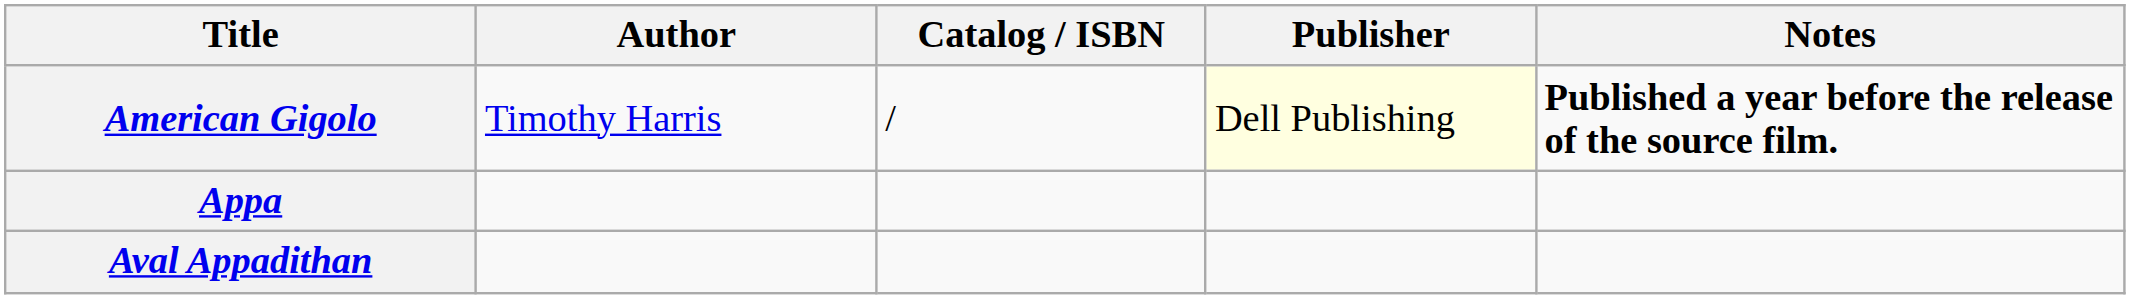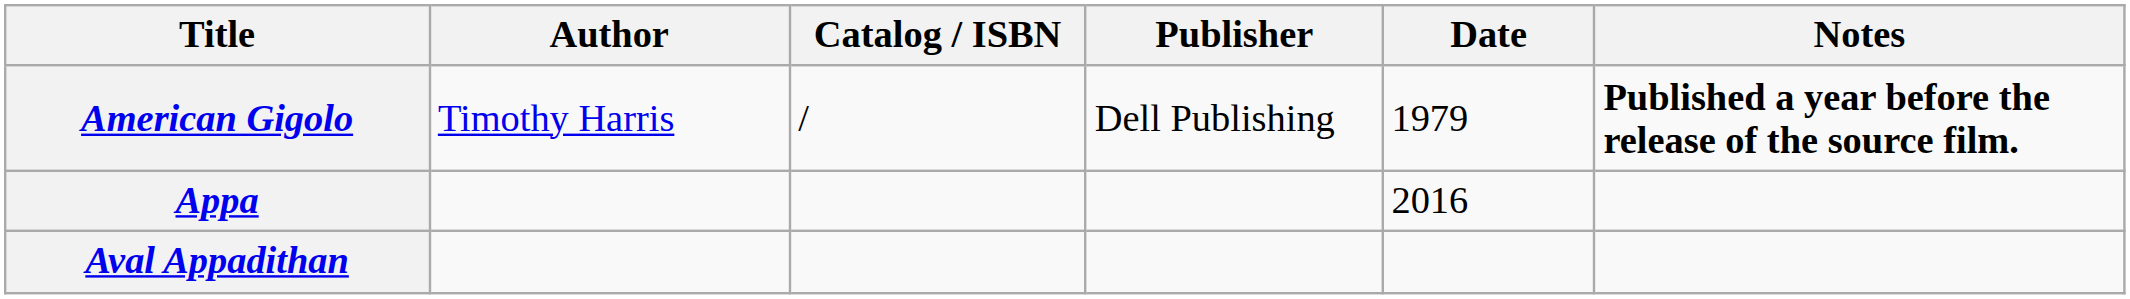+ column: (1489, 34)
(1335, 117) lightyellow background -> (1215, 117) no background
